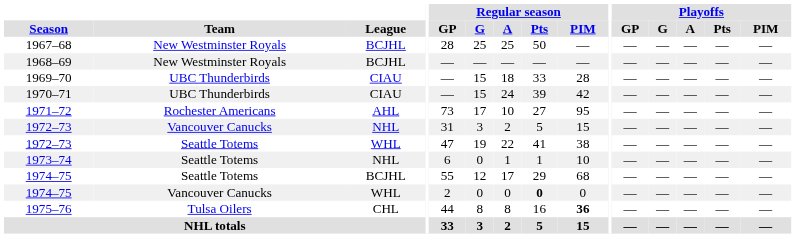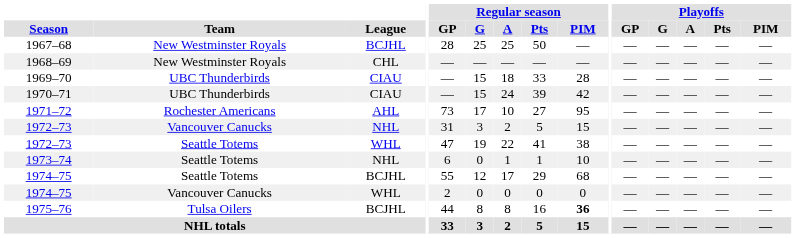(386, 61) BCJHL -> (386, 61) CHL
(539, 192) bold -> (539, 192) normal
(386, 209) CHL -> (386, 209) BCJHL
